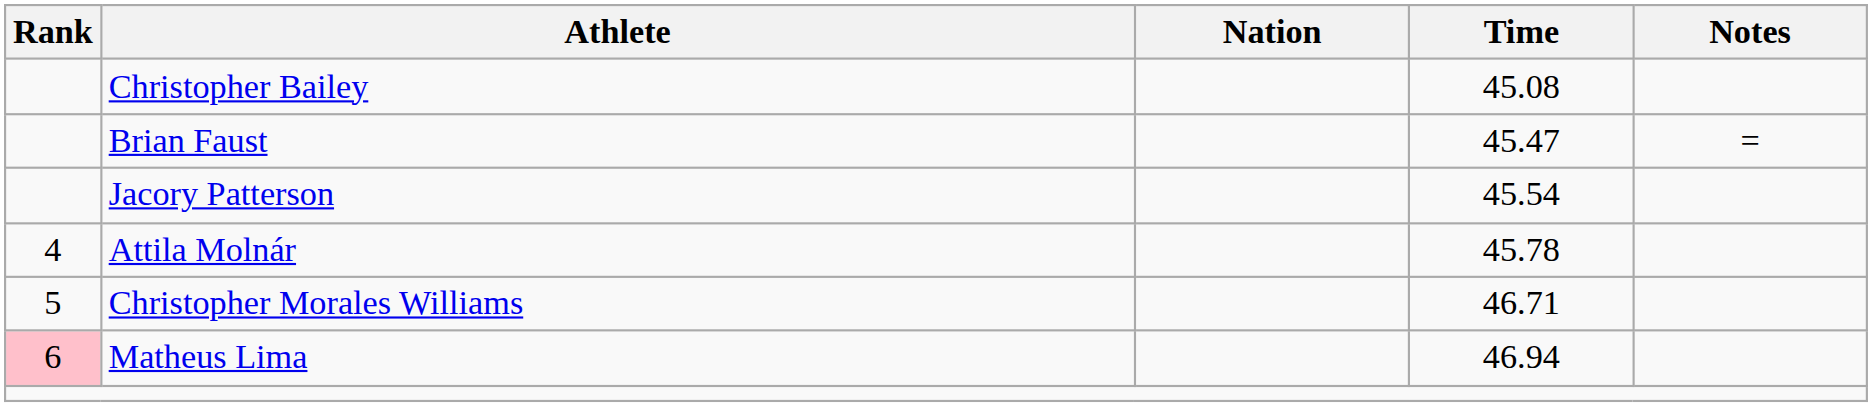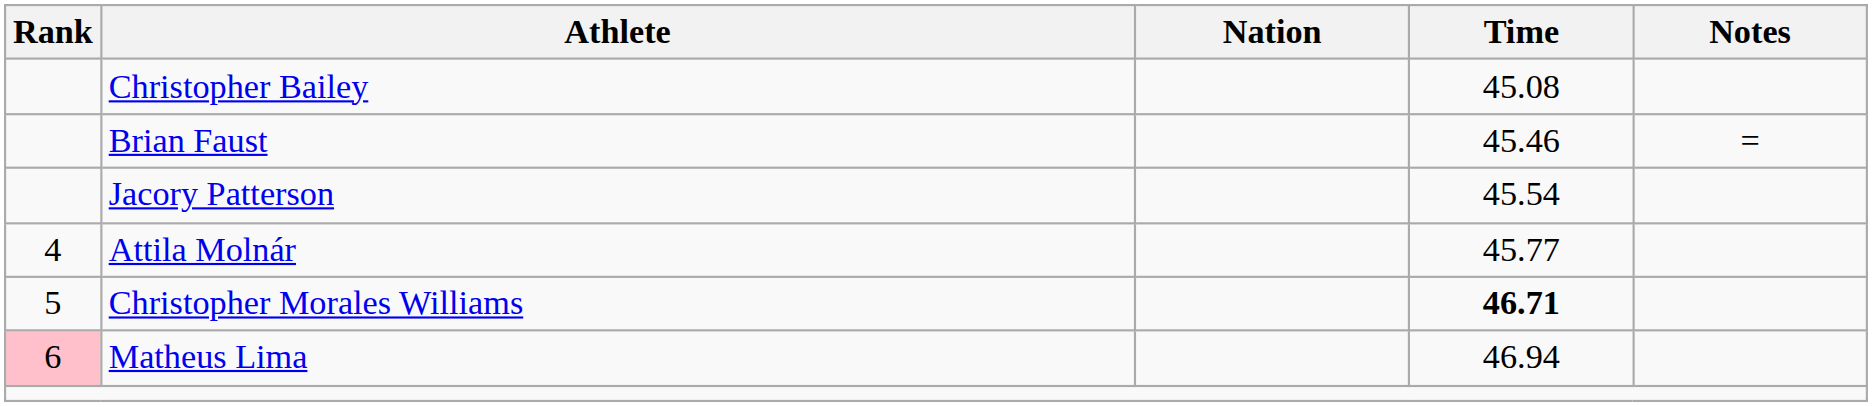(1521, 140) 45.47 -> (1521, 140) 45.46
(1521, 248) 45.78 -> (1521, 248) 45.77
(1521, 303) normal -> (1521, 303) bold
